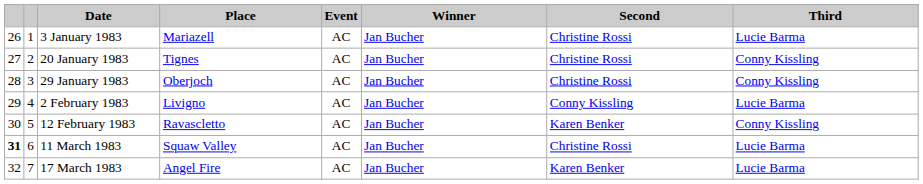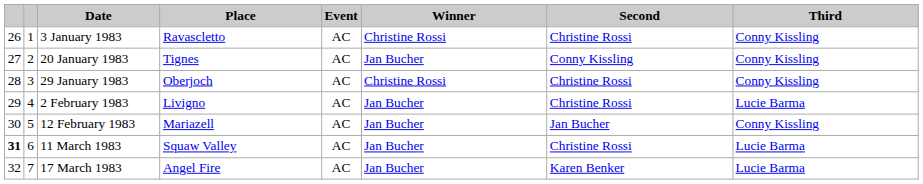(189, 36) Mariazell -> (194, 36) Ravascletto
(394, 36) Jan Bucher -> (405, 36) Christine Rossi
(770, 36) Lucie Barma -> (777, 36) Conny Kissling
(591, 58) Christine Rossi -> (592, 58) Conny Kissling
(394, 80) Jan Bucher -> (405, 80) Christine Rossi
(592, 102) Conny Kissling -> (591, 102) Christine Rossi
(194, 124) Ravascletto -> (189, 124) Mariazell
(587, 124) Karen Benker -> (580, 124) Jan Bucher
